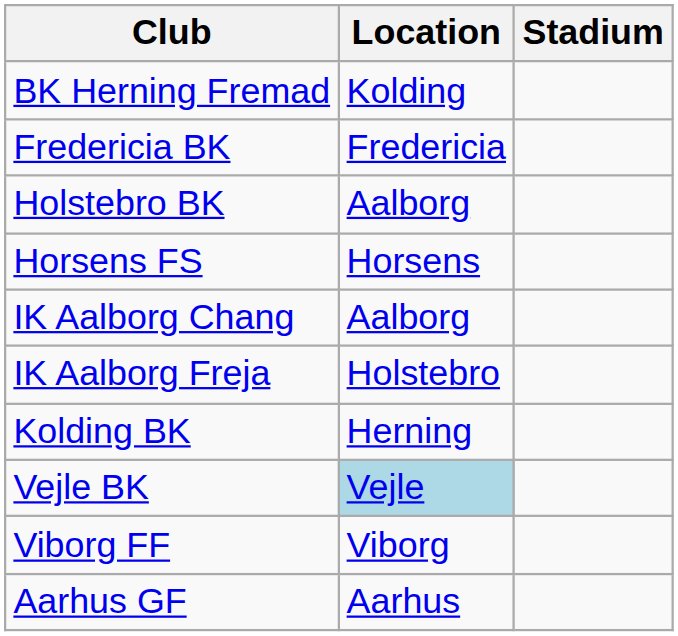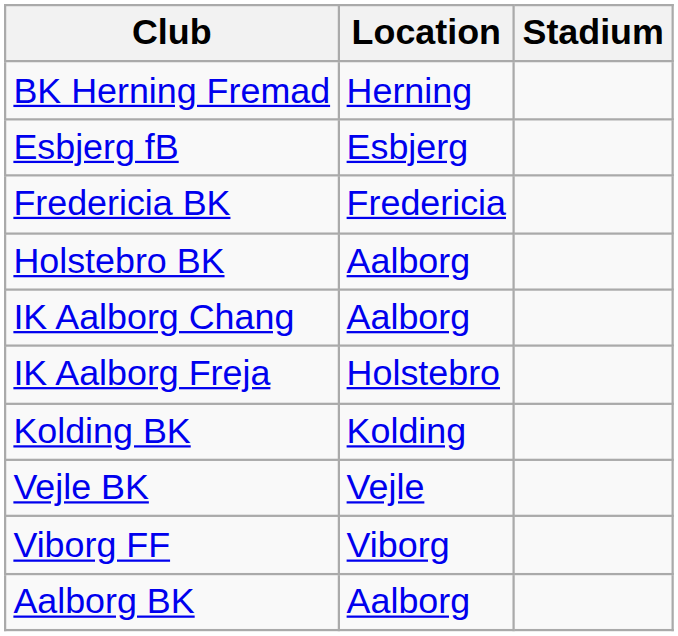(406, 89) Kolding -> (409, 89) Herning
+ row: (96, 146)
- row: (108, 260)
(409, 430) Herning -> (406, 430) Kolding
(385, 487) lightblue background -> (385, 487) no background
+ row: (104, 601)
- row: (100, 601)
